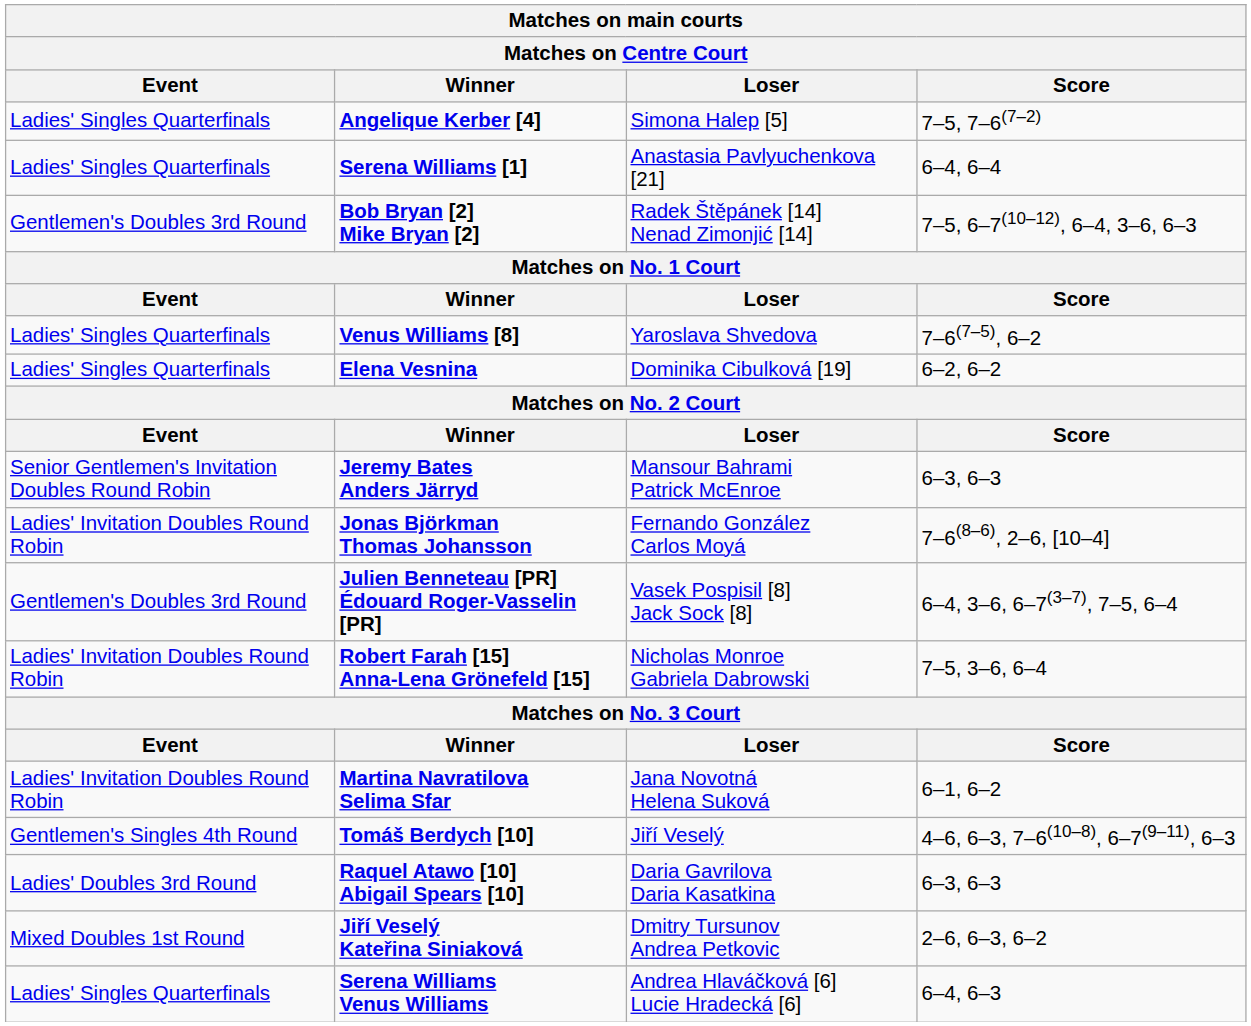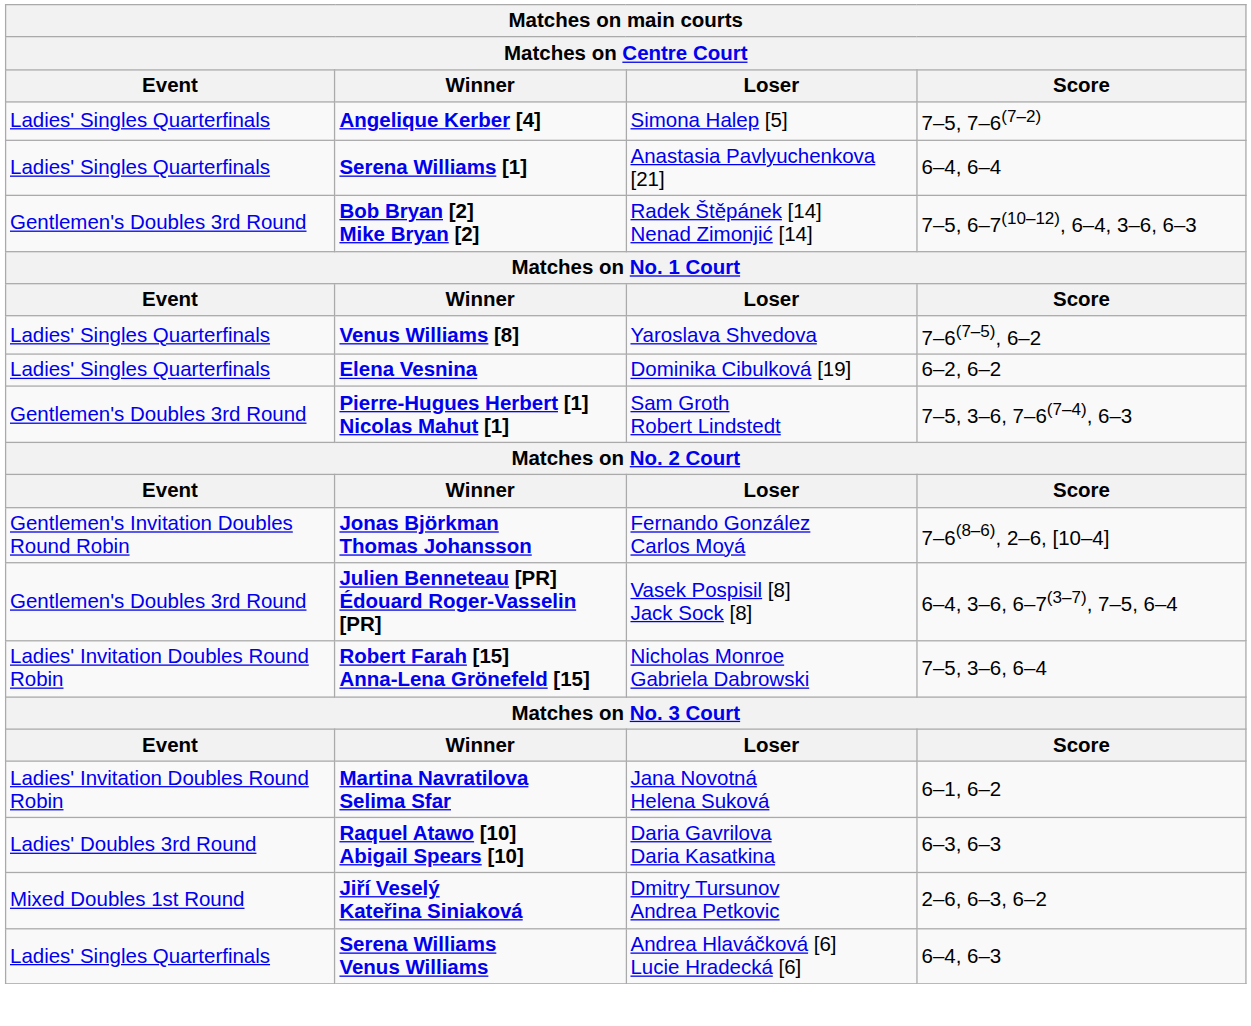+ row: (464, 414)
- row: (409, 479)
(159, 534) Ladies' Invitation Doubles Round Robin -> (151, 534) Gentlemen's Invitation Doubles Round Robin
- row: (437, 836)
